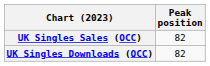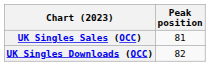(180, 38) 82 -> (180, 38) 81
